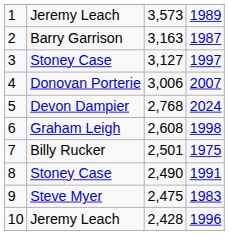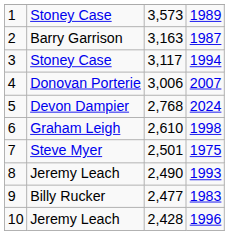(75, 15) Jeremy Leach -> (71, 15) Stoney Case
(165, 60) 3,127 -> (165, 60) 3,117
(206, 60) 1997 -> (206, 60) 1994
(165, 128) 2,608 -> (165, 128) 2,610
(68, 151) Billy Rucker -> (66, 151) Steve Myer
(71, 173) Stoney Case -> (75, 173) Jeremy Leach
(206, 173) 1991 -> (206, 173) 1993
(66, 196) Steve Myer -> (68, 196) Billy Rucker
(165, 196) 2,475 -> (165, 196) 2,477
